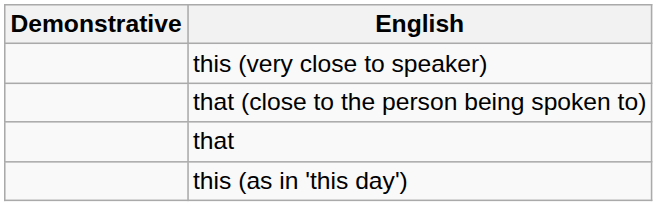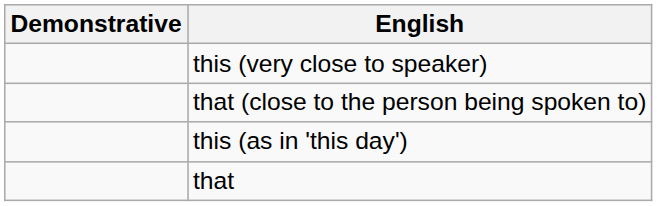rows swapped: (214, 141) <-> (300, 180)
